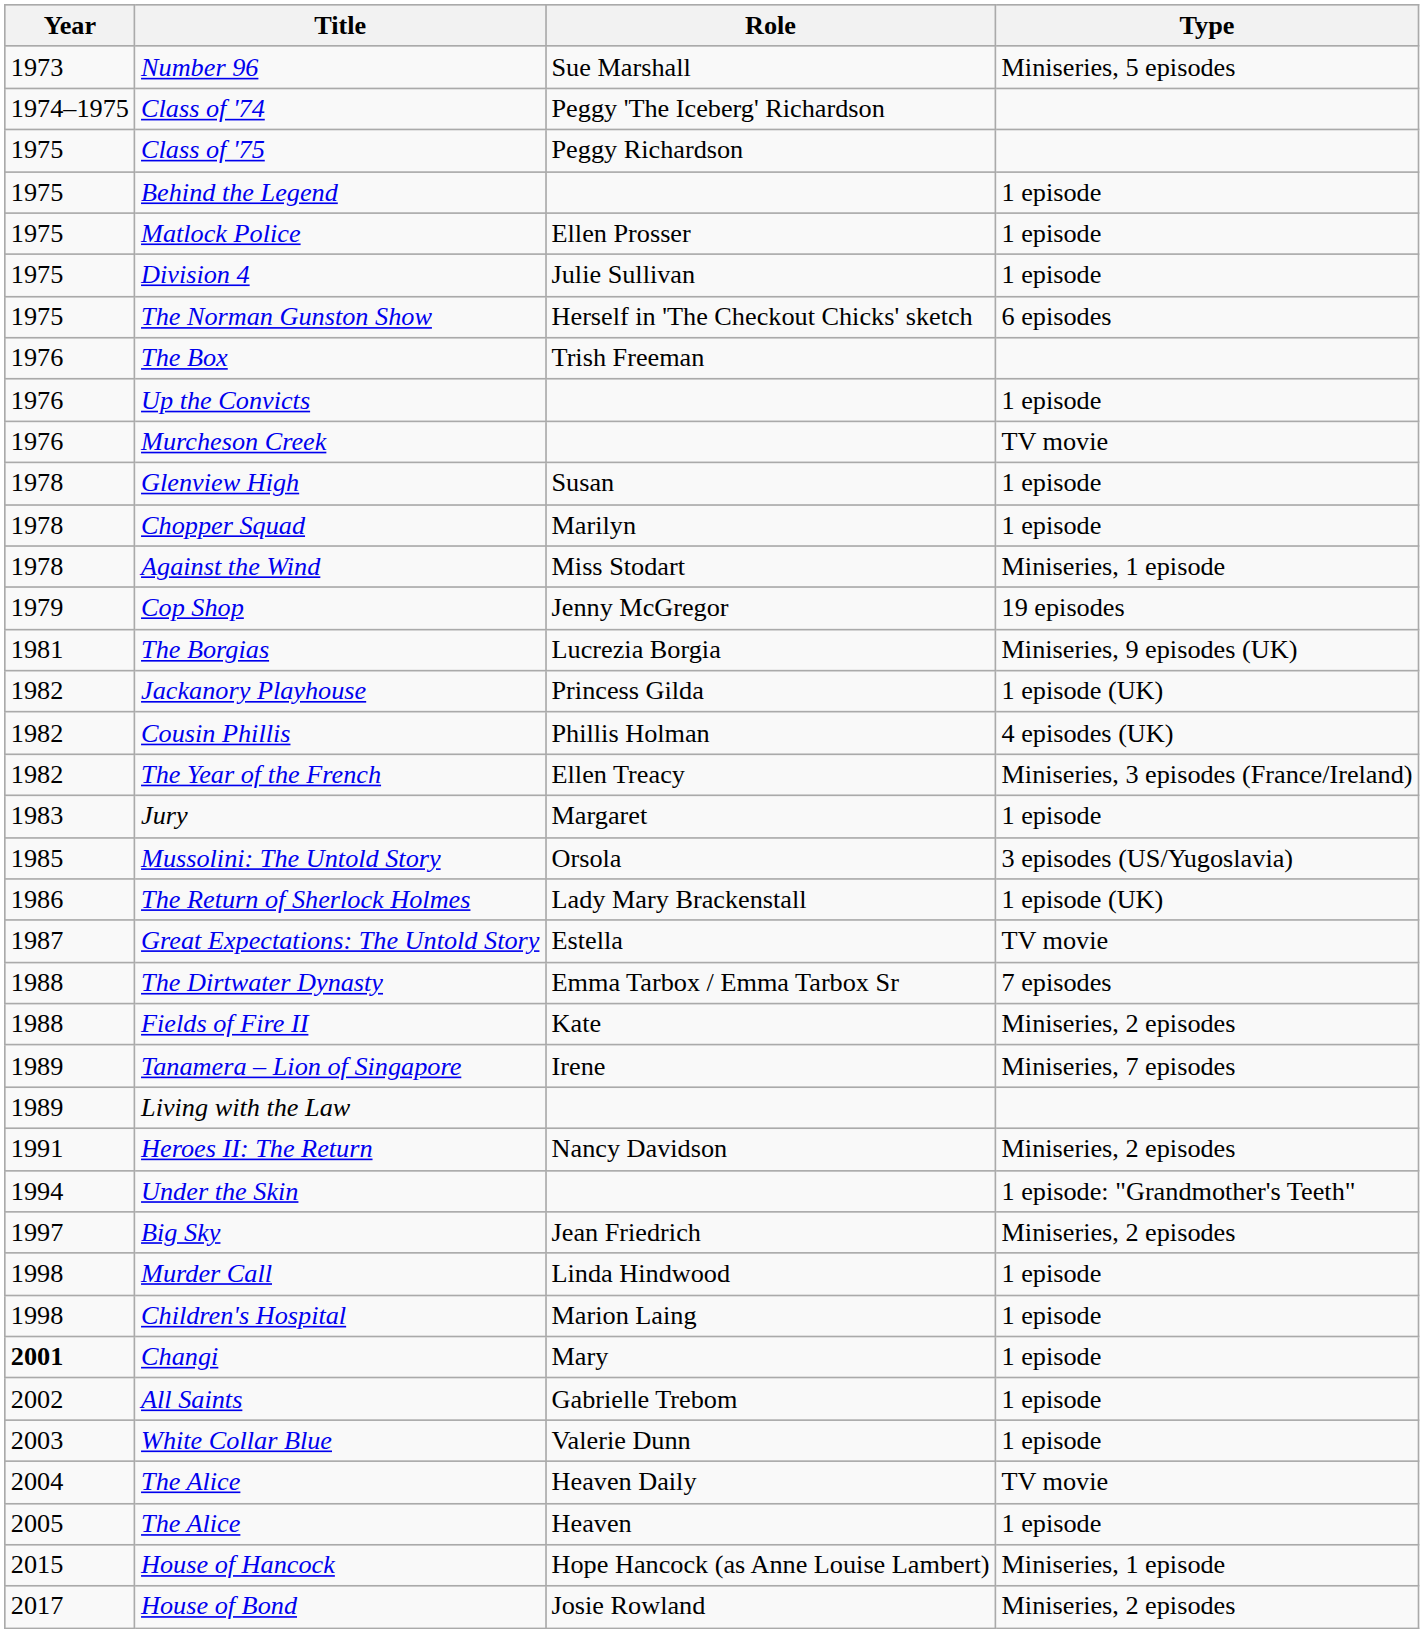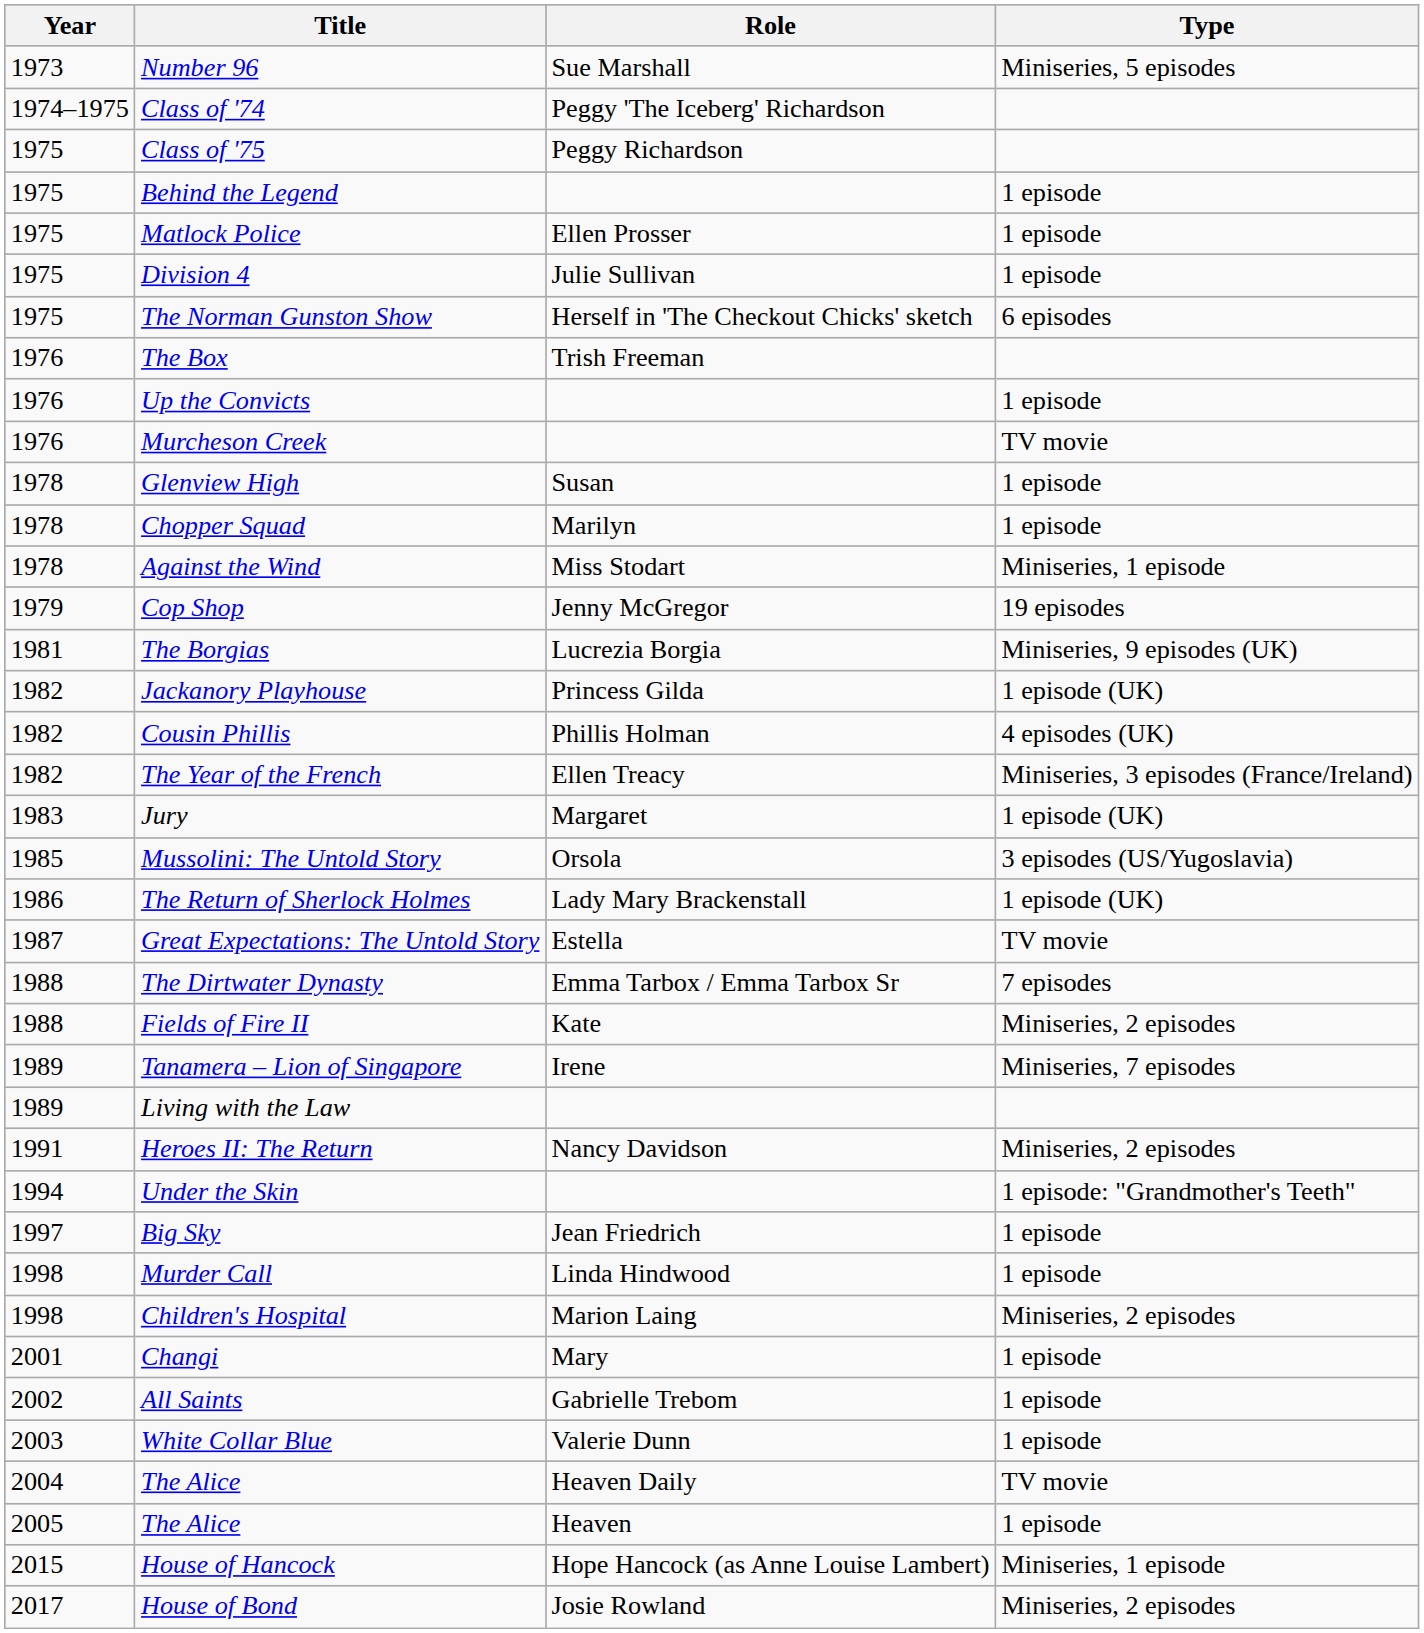(1051, 815) 1 episode -> (1082, 815) 1 episode (UK)
(1119, 1232) Miniseries, 2 episodes -> (1051, 1232) 1 episode
(1051, 1315) 1 episode -> (1119, 1315) Miniseries, 2 episodes
(37, 1356) bold -> (37, 1356) normal
